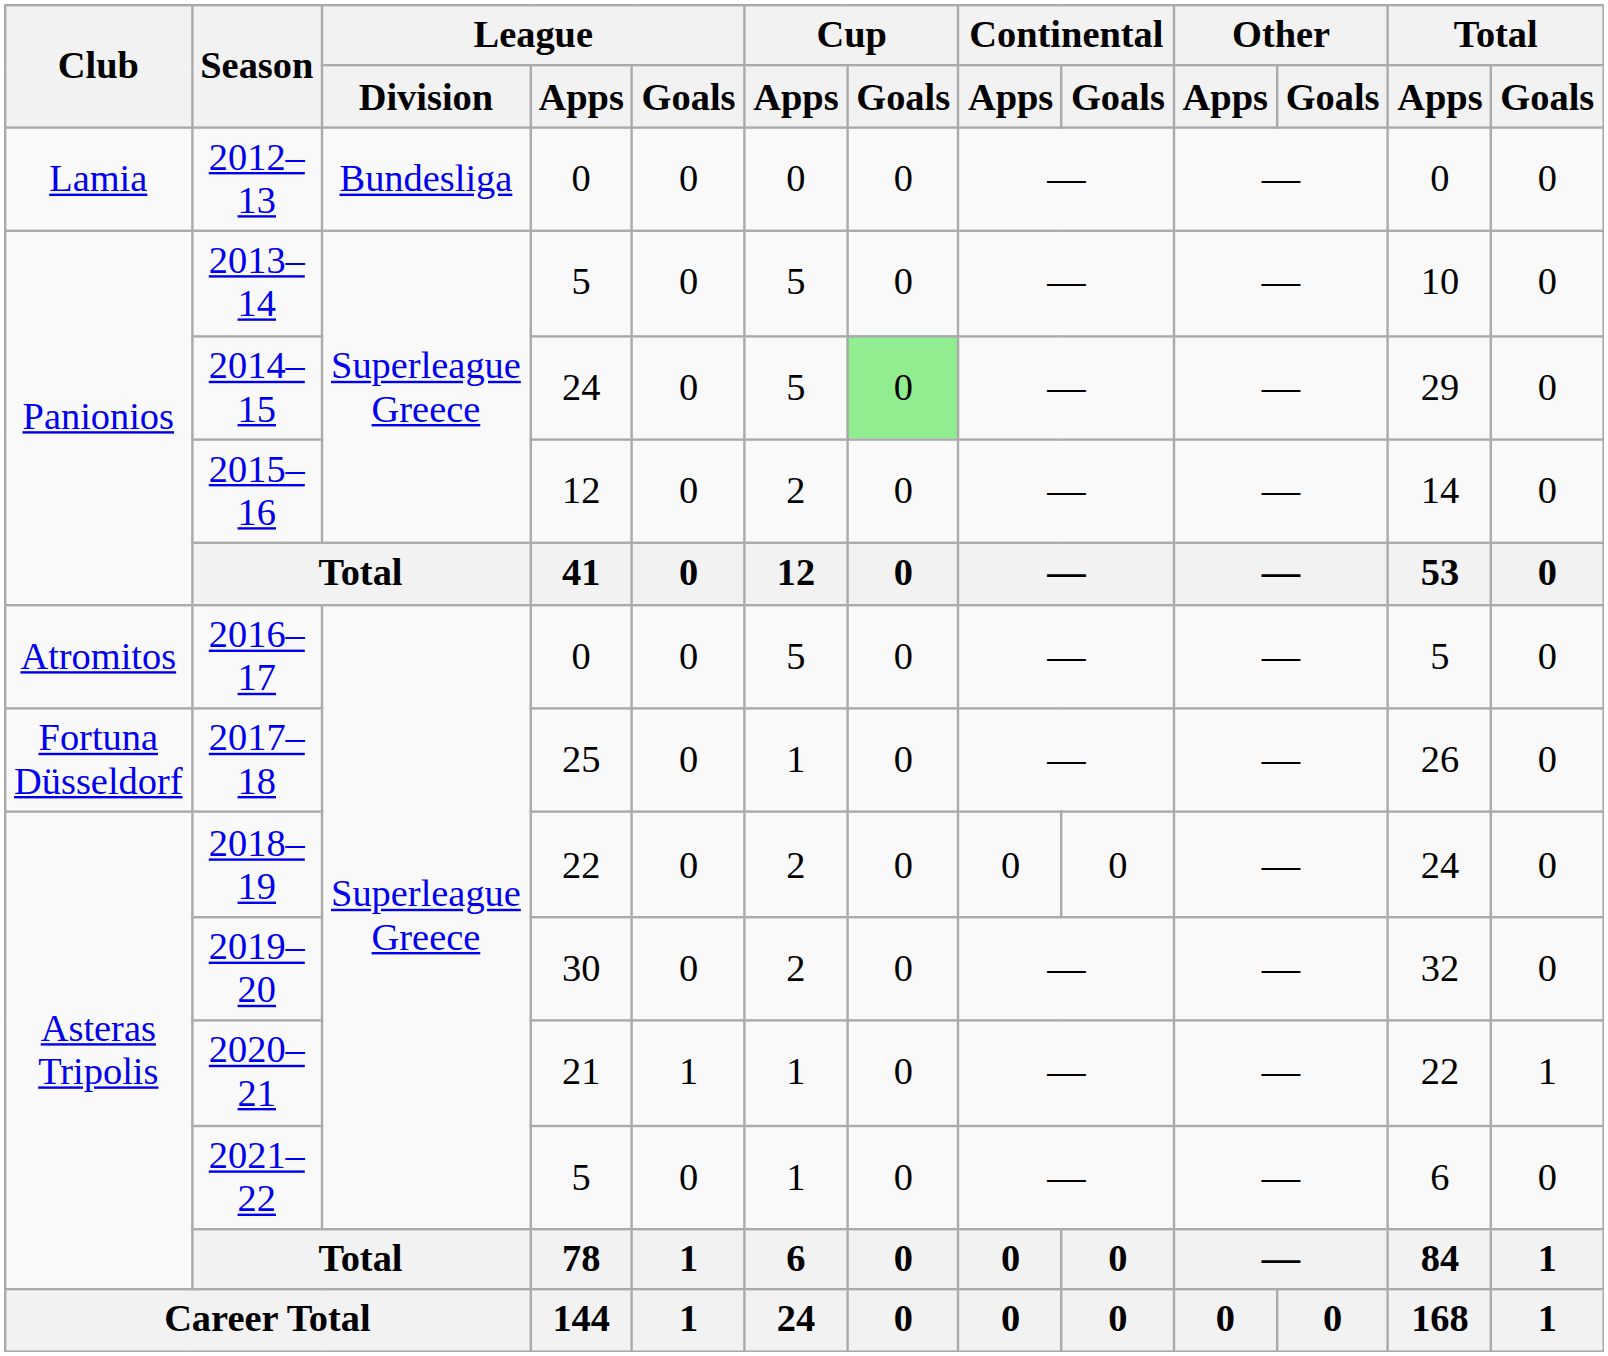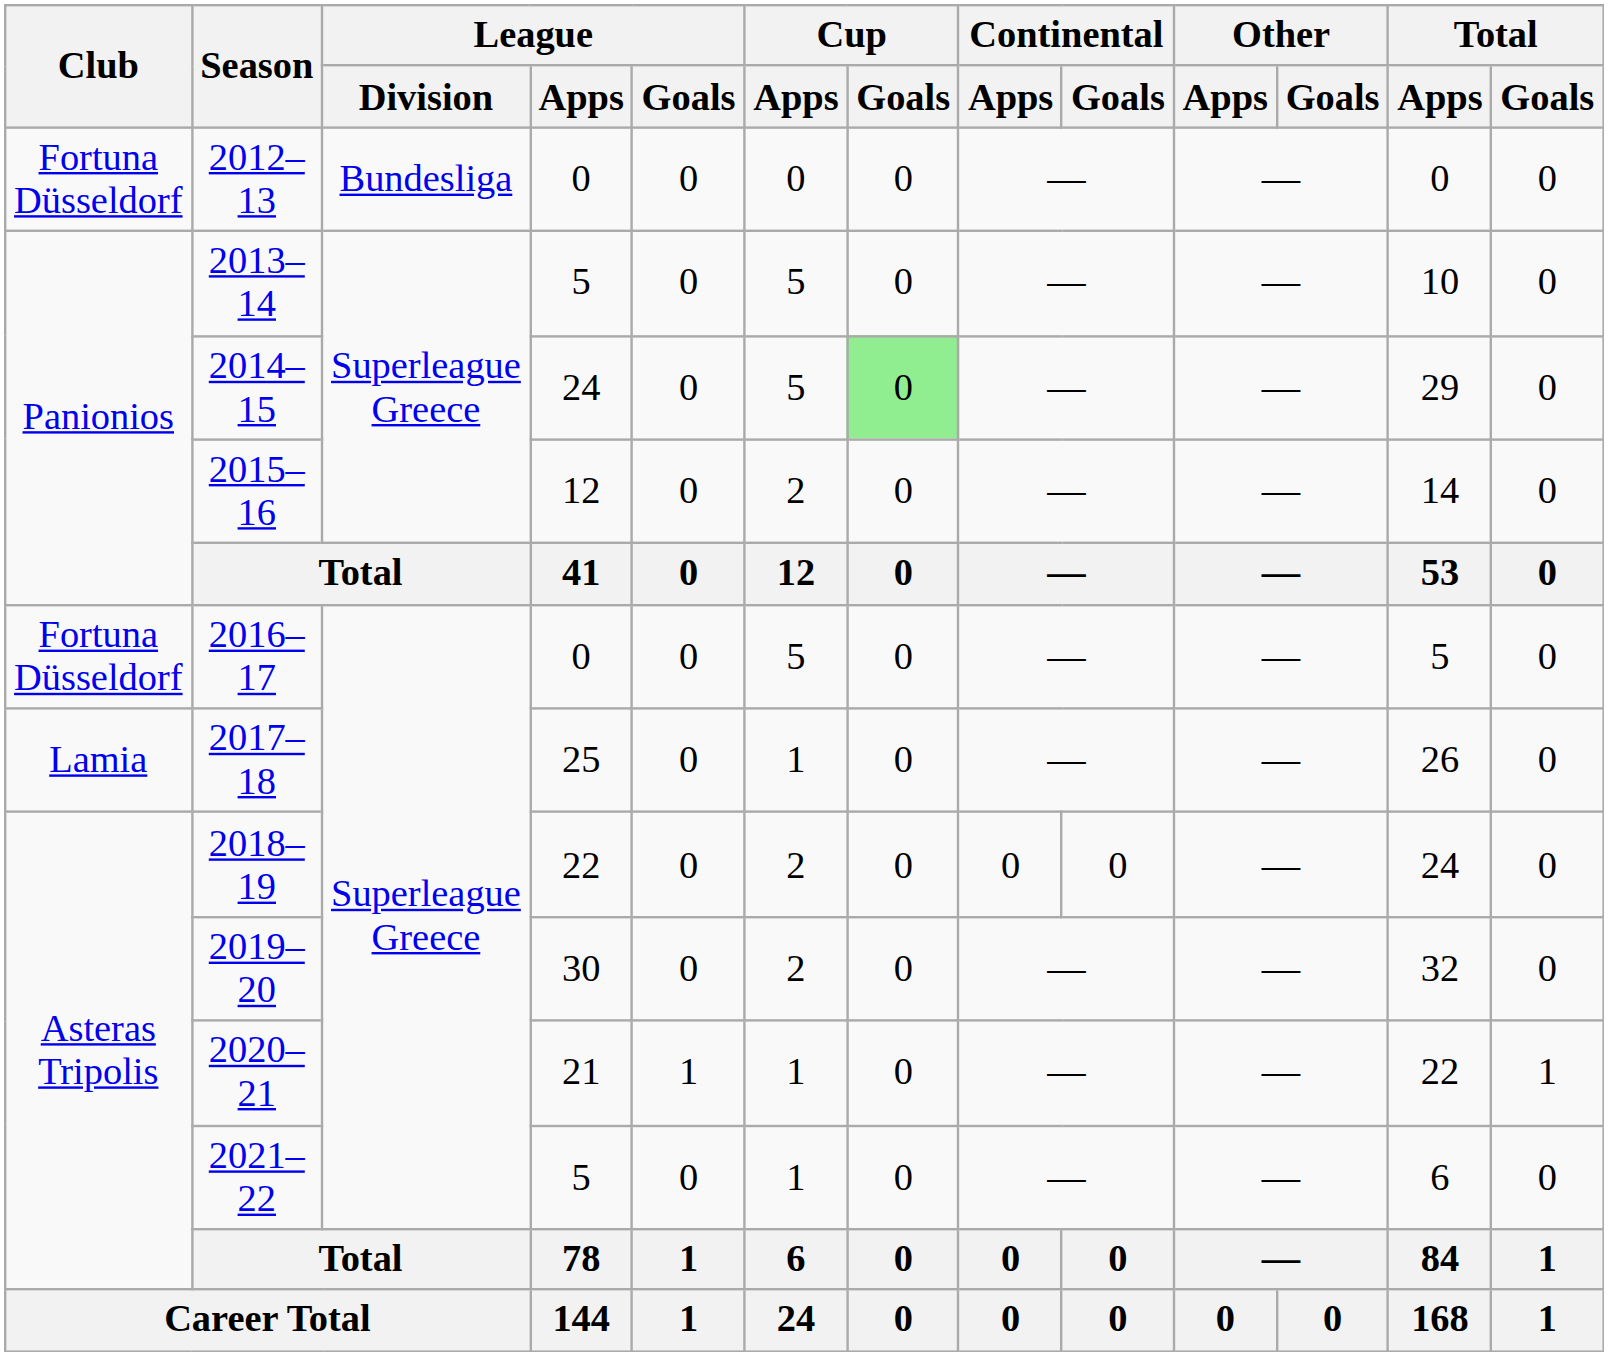(98, 178) Lamia -> (98, 178) Fortuna Düsseldorf
(98, 655) Atromitos -> (98, 655) Fortuna Düsseldorf
(98, 759) Fortuna Düsseldorf -> (98, 759) Lamia
